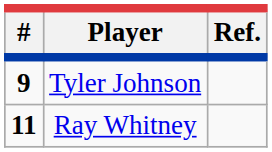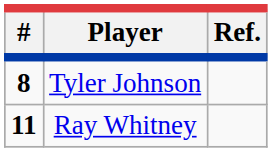(24, 82) 9 -> (24, 82) 8
